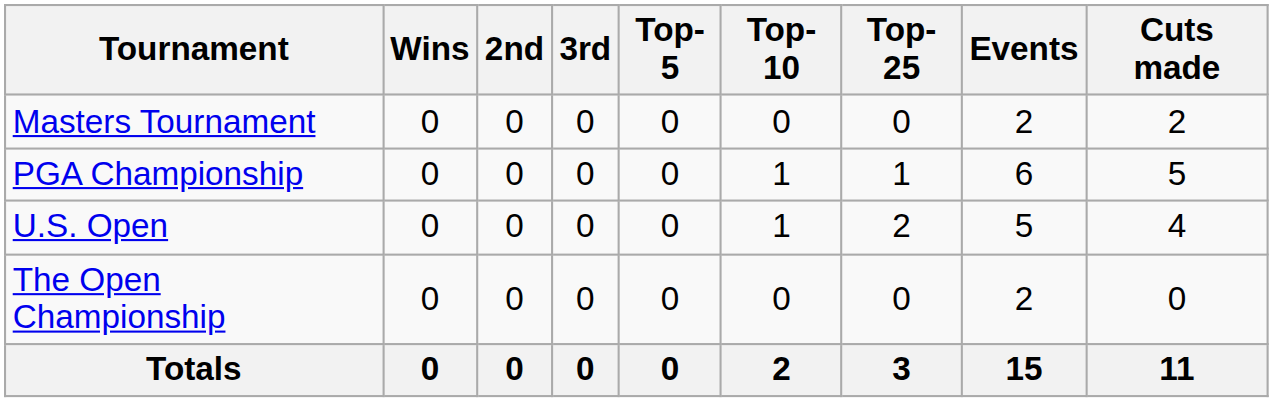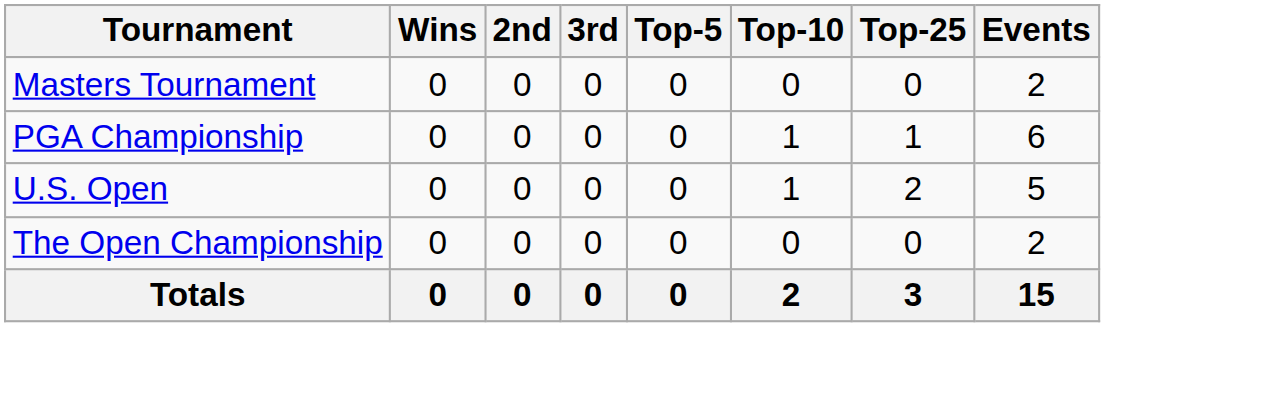- column: (1177, 49)
